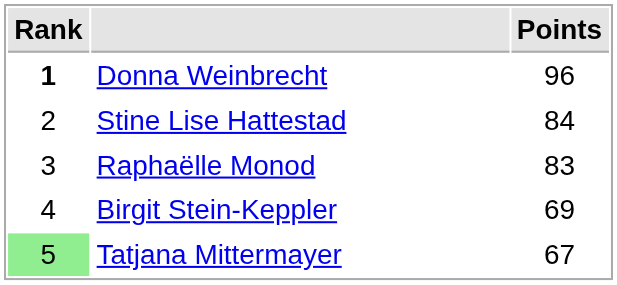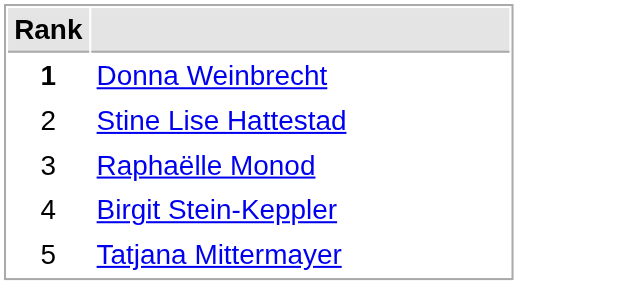- column: (559, 29)
(48, 255) lightgreen background -> (48, 255) no background
